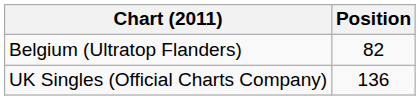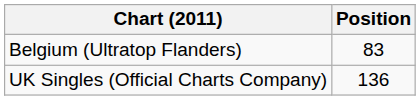(373, 49) 82 -> (373, 49) 83
